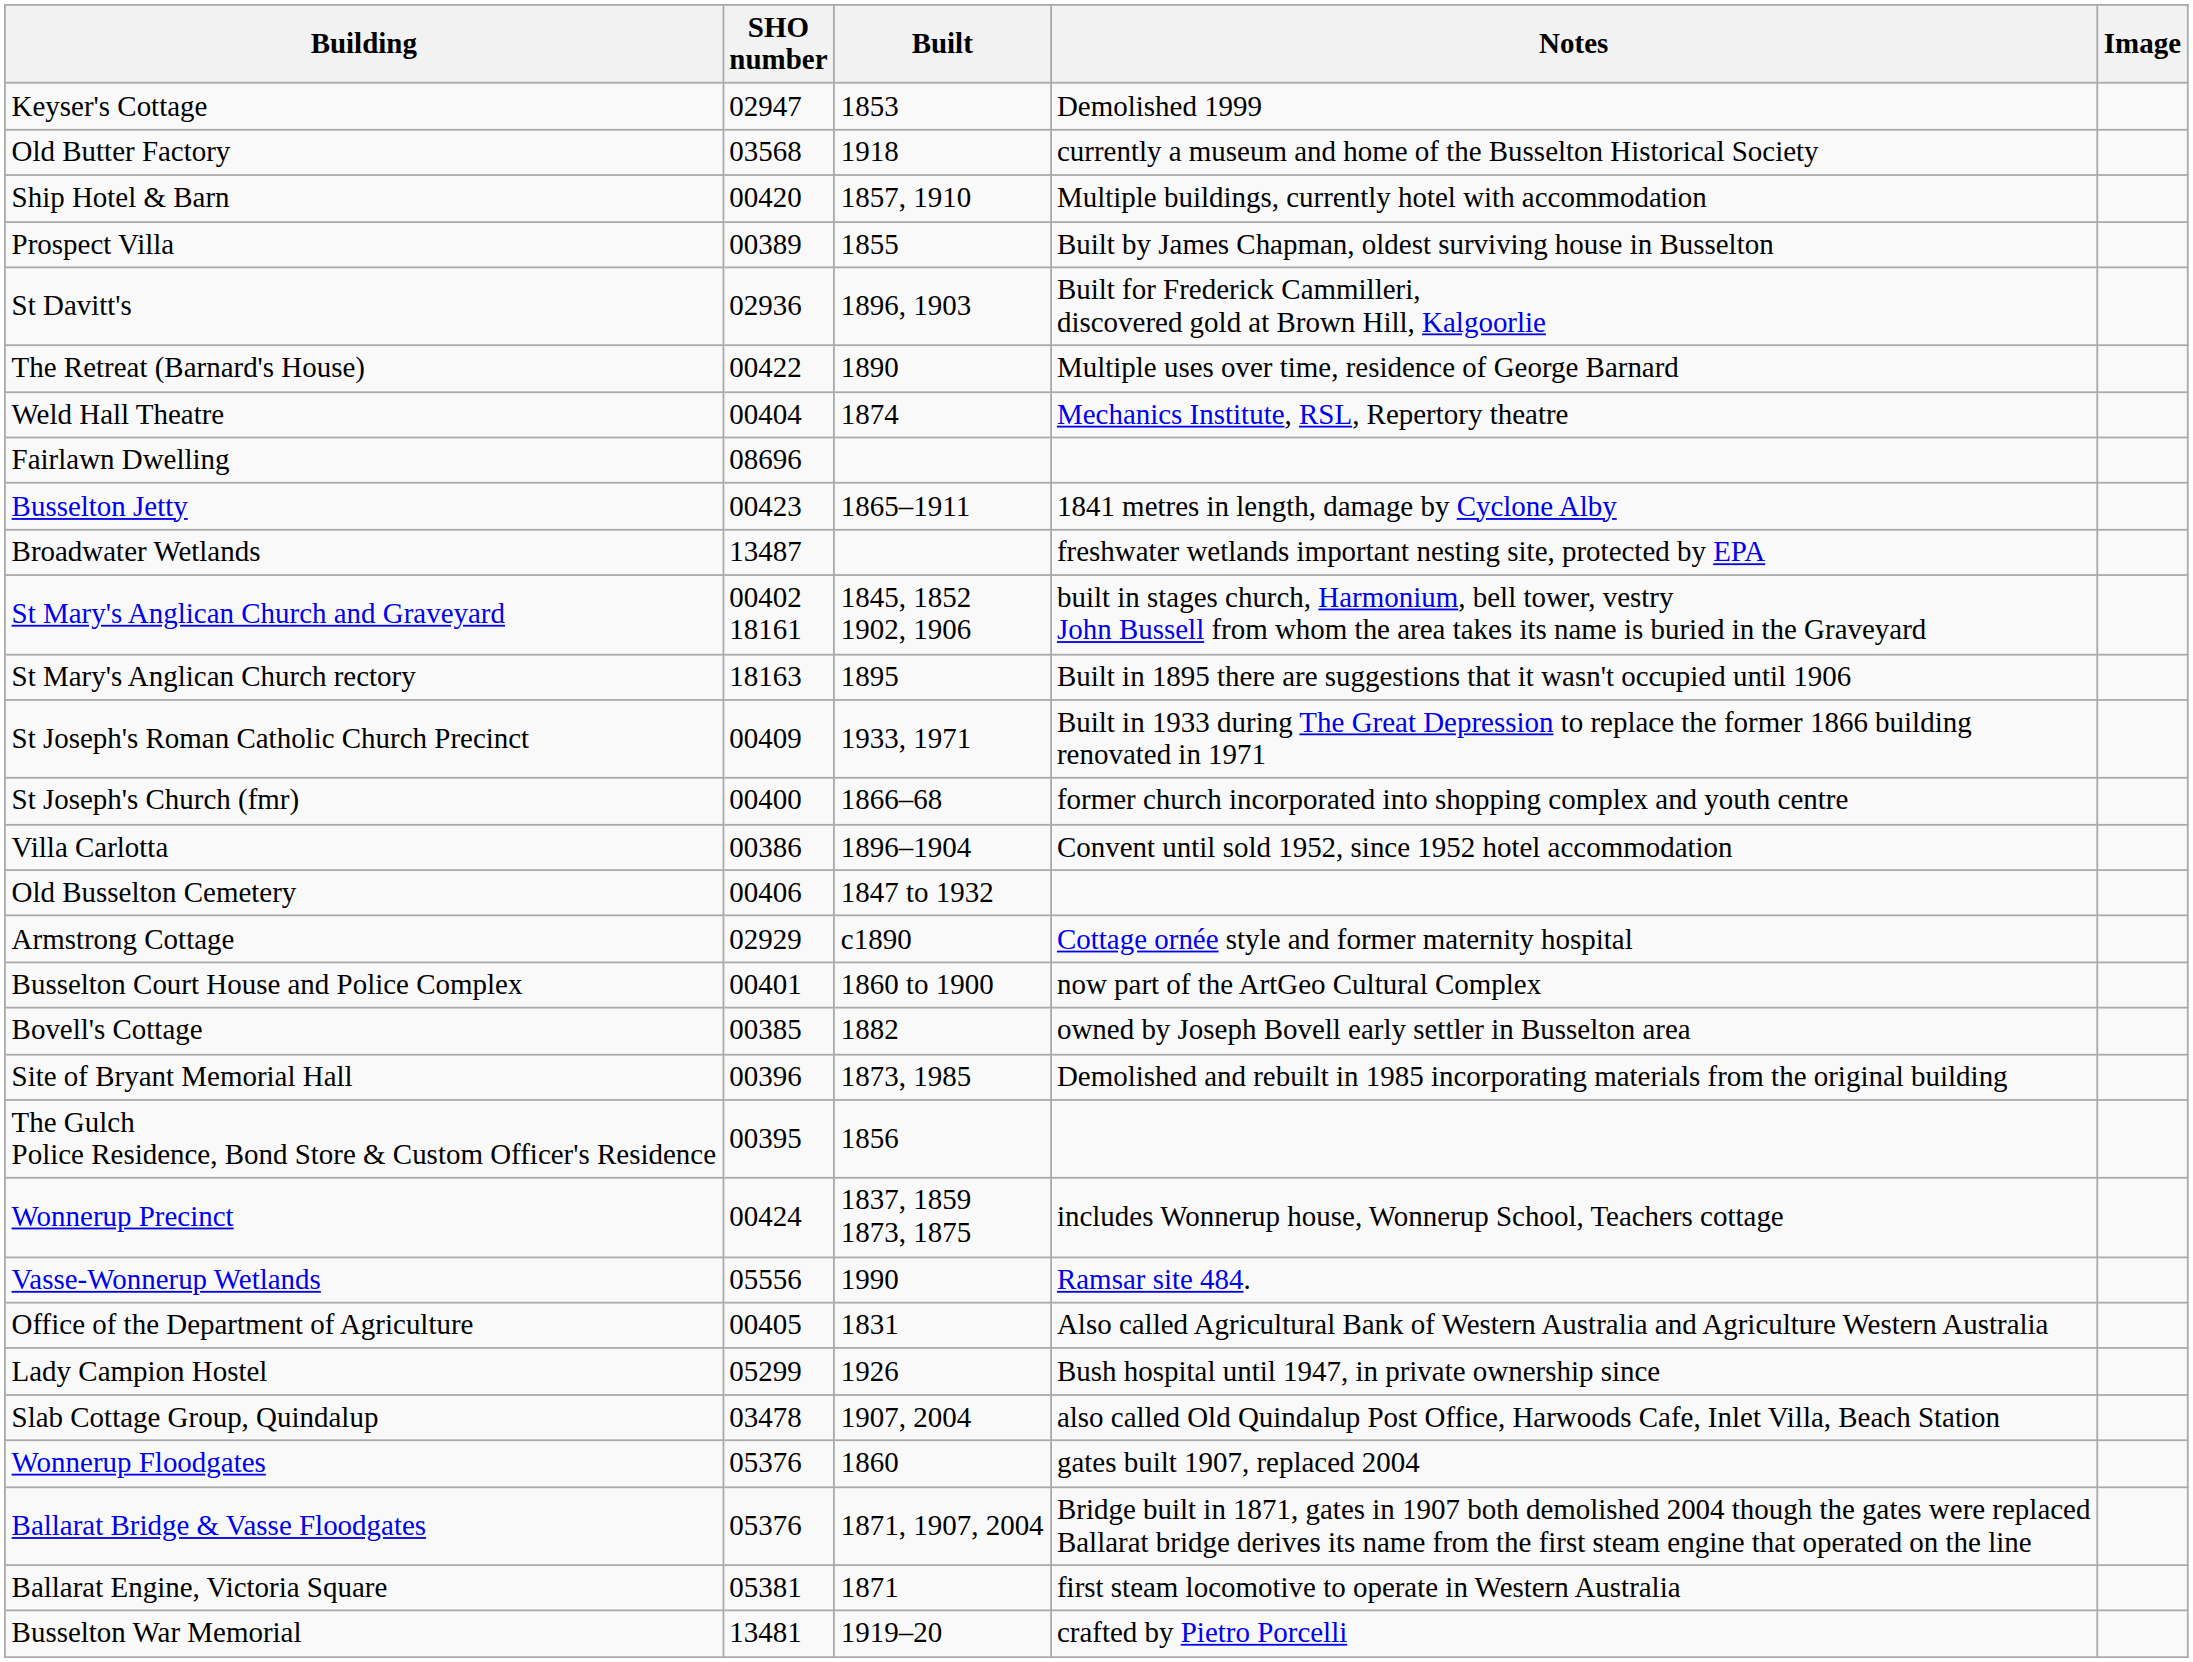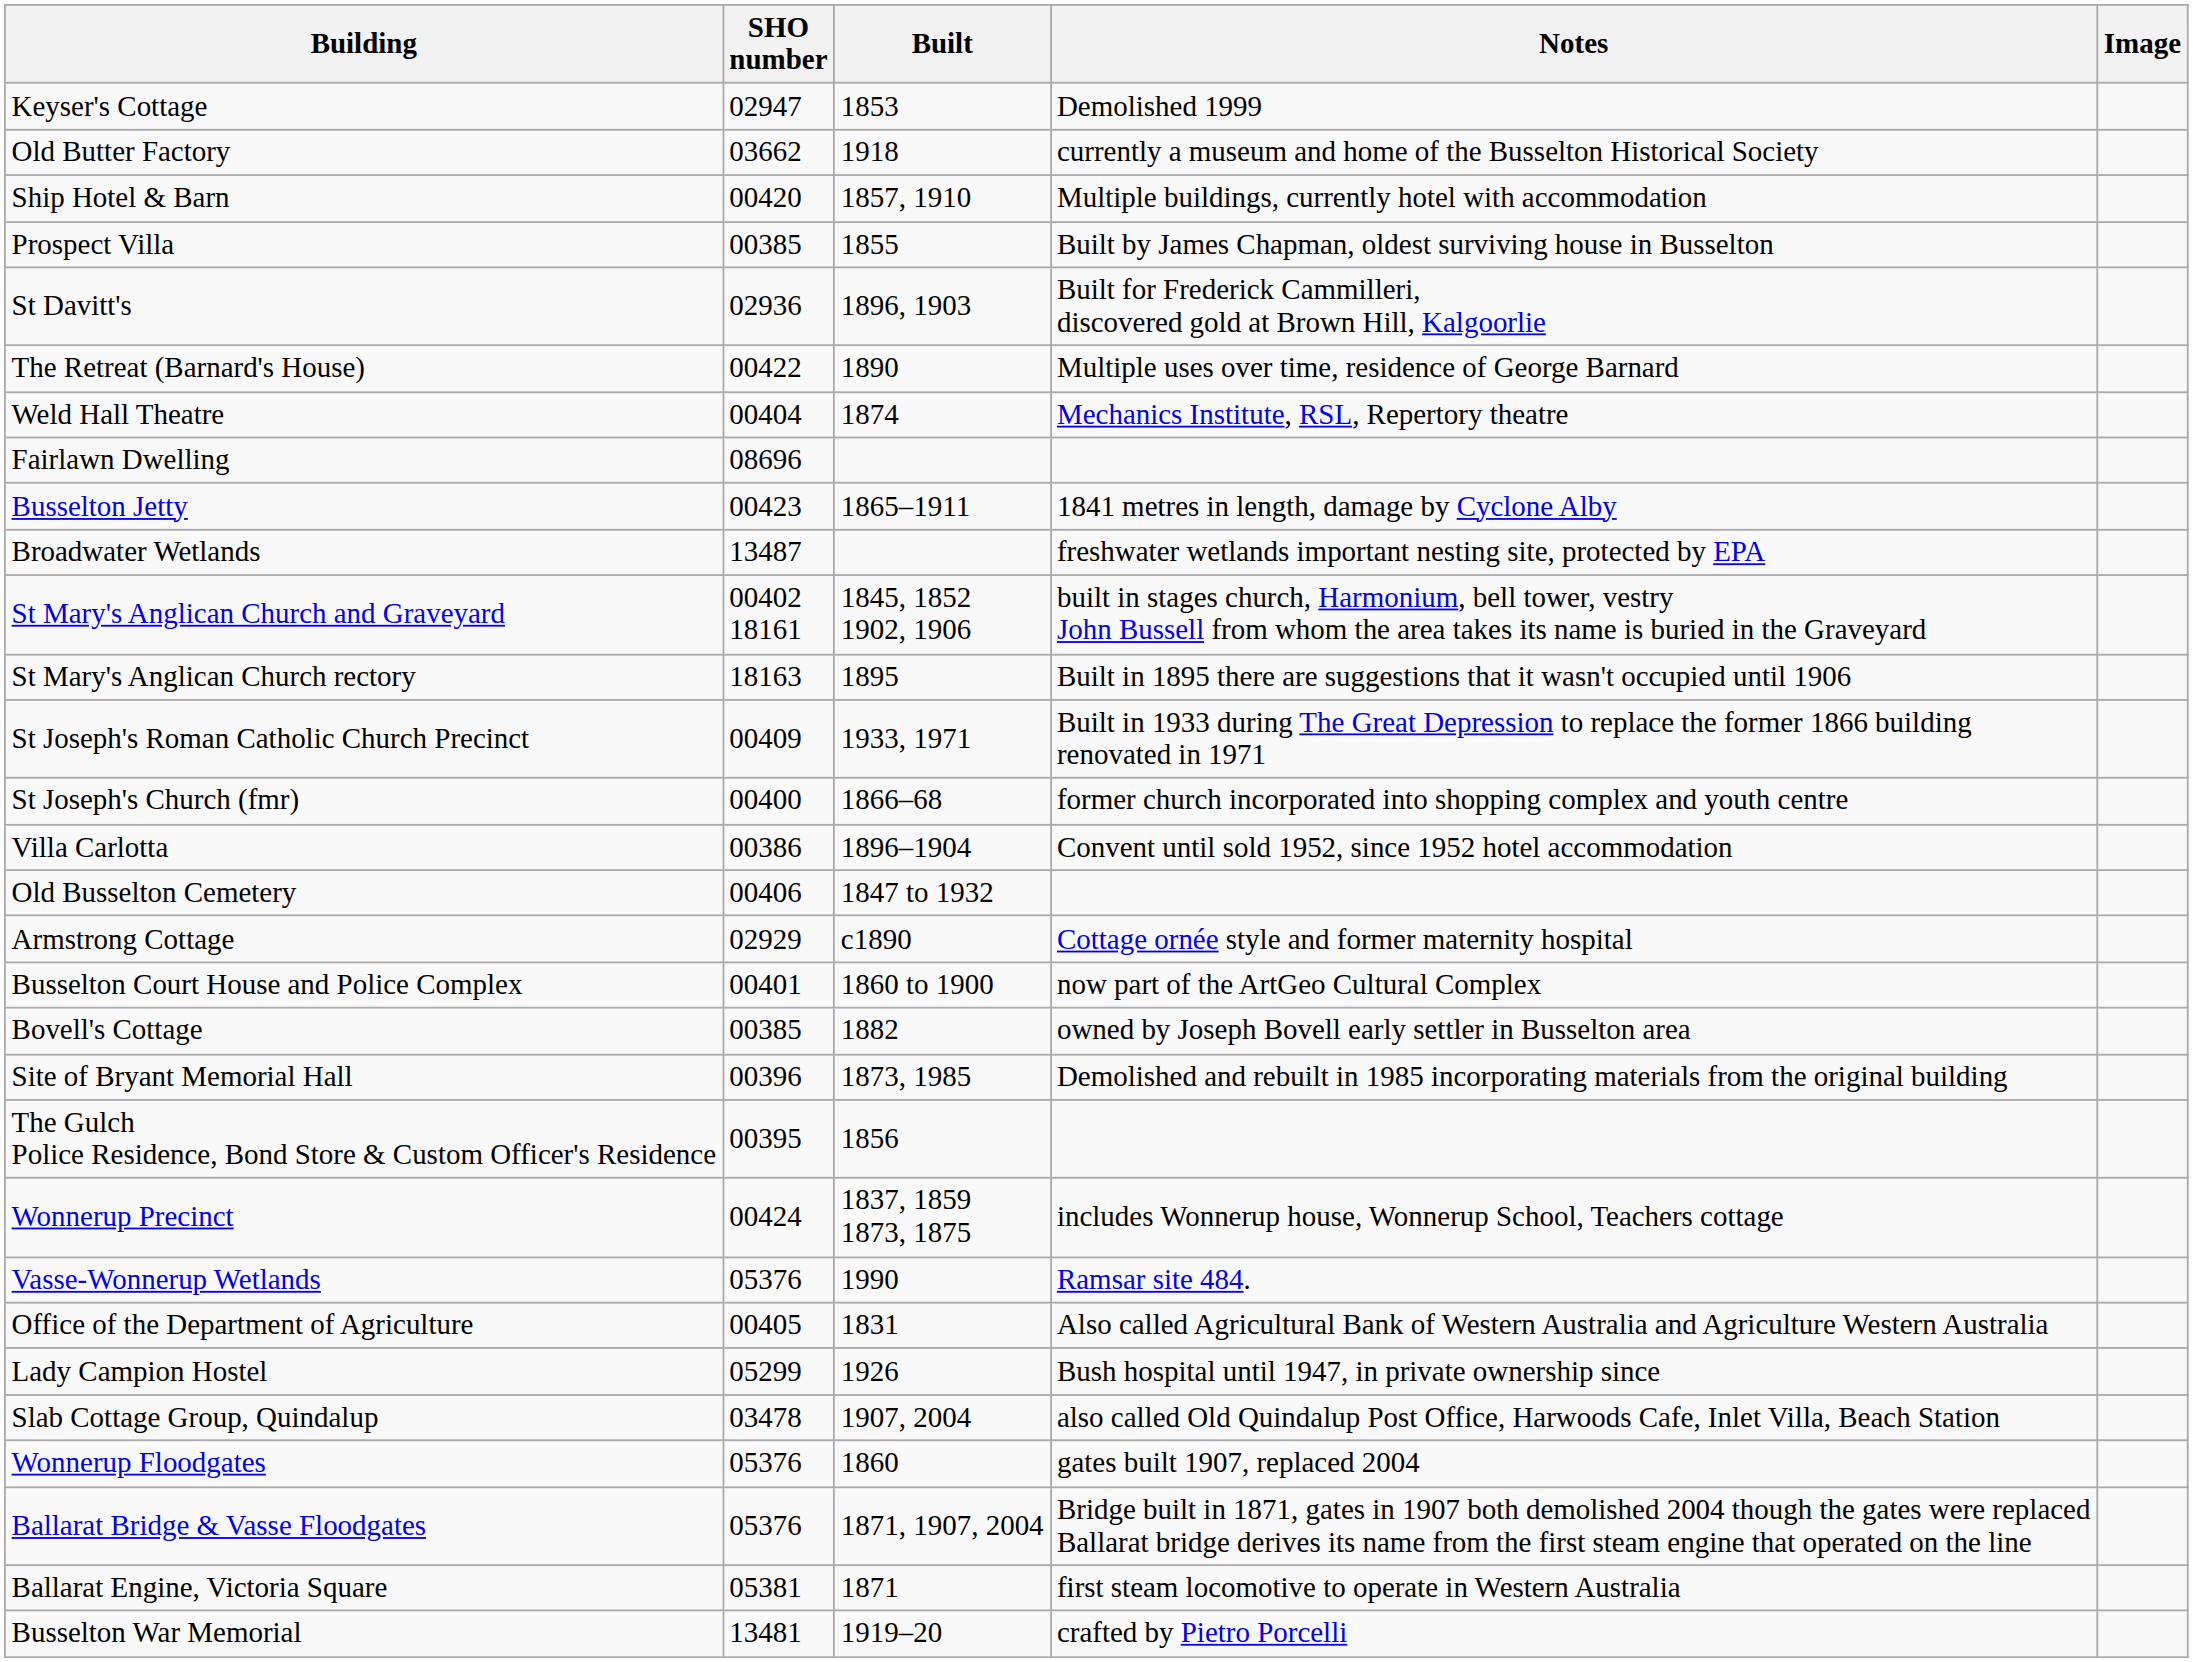(766, 151) 03568 -> (766, 151) 03662
(766, 243) 00389 -> (766, 243) 00385
(766, 1279) 05556 -> (766, 1279) 05376
